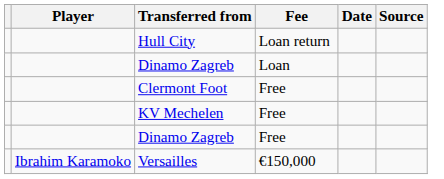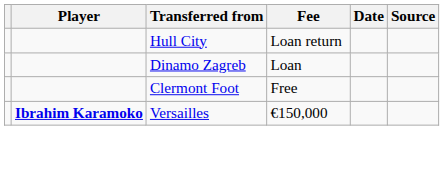- row: (181, 112)
- row: (186, 137)
(73, 161) normal -> (79, 112) bold
